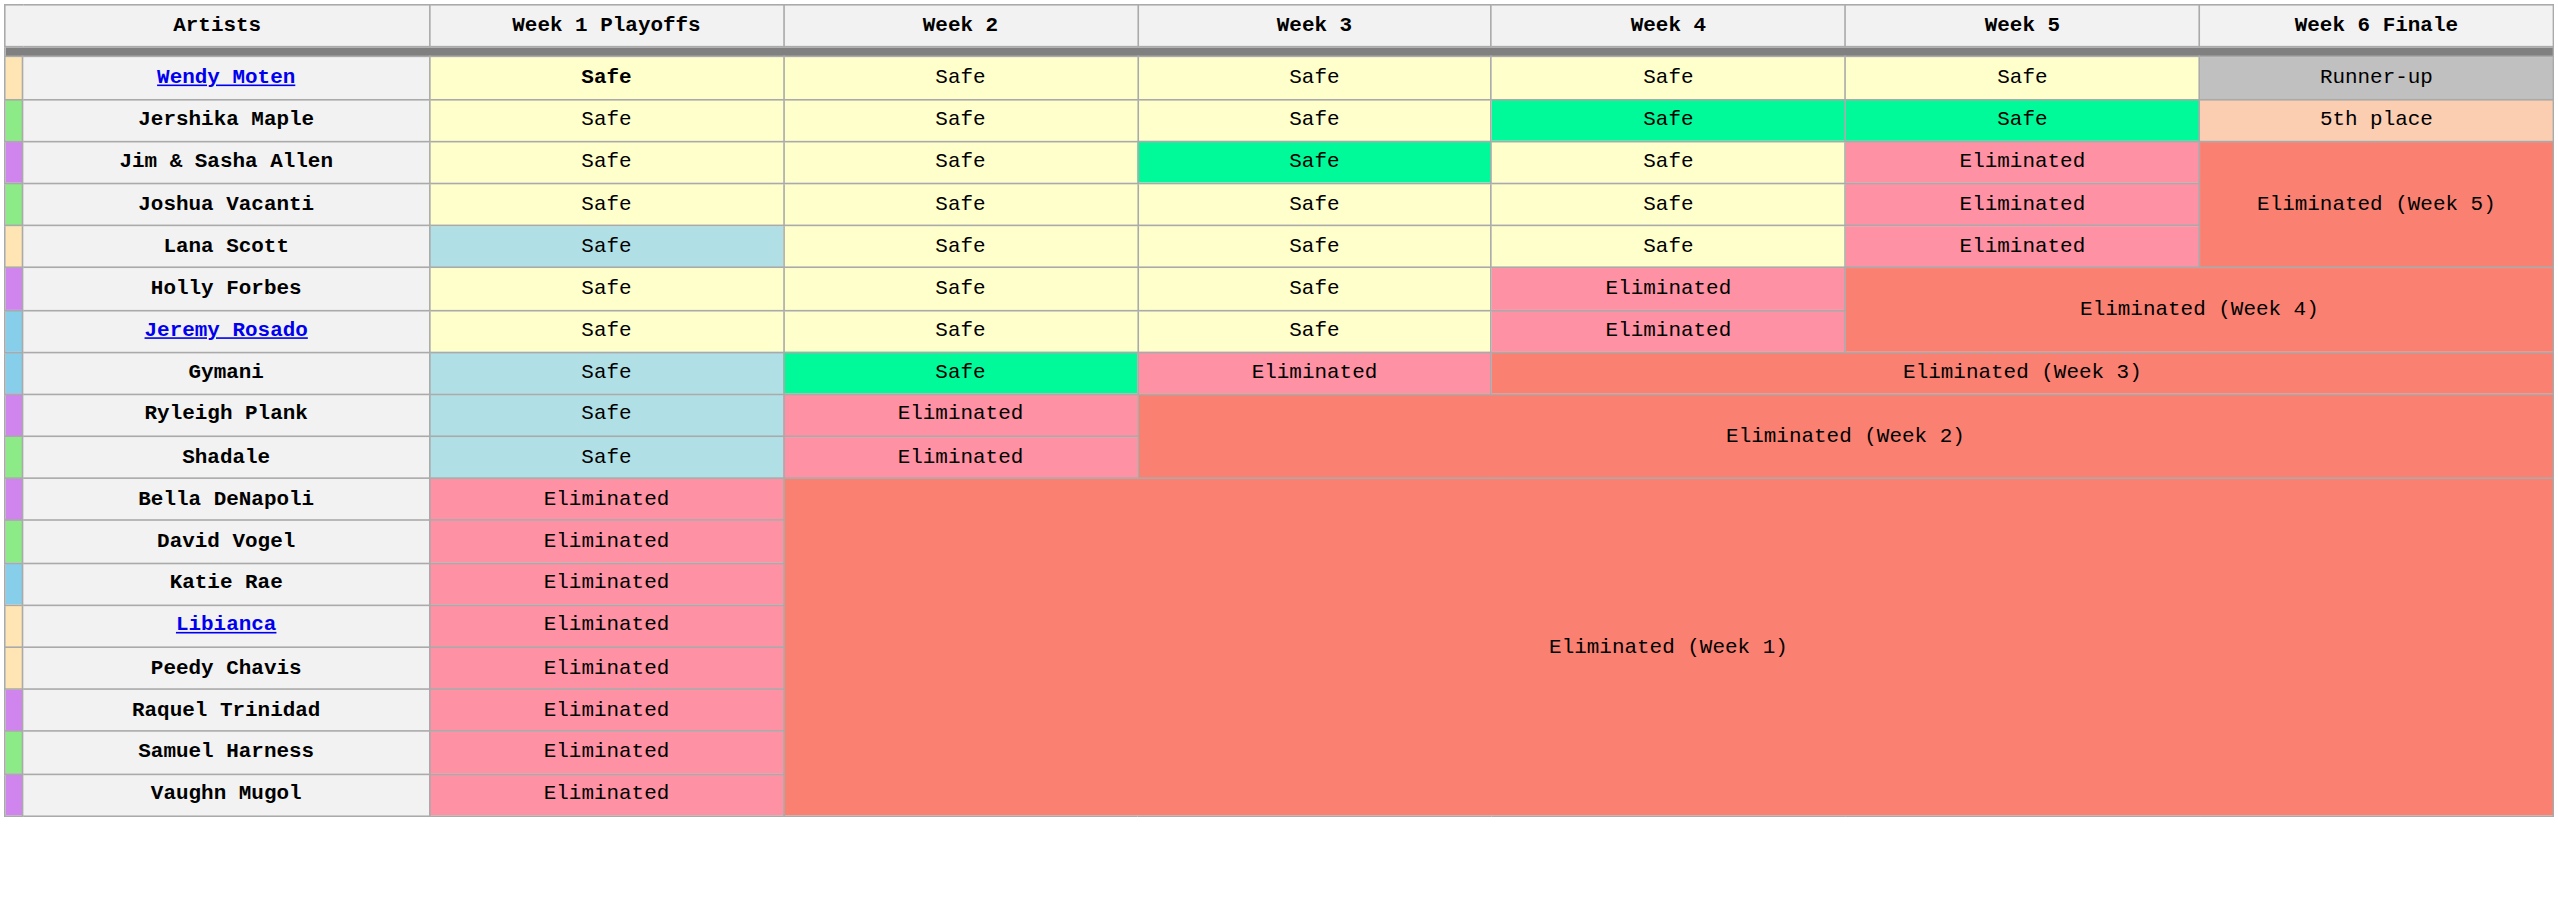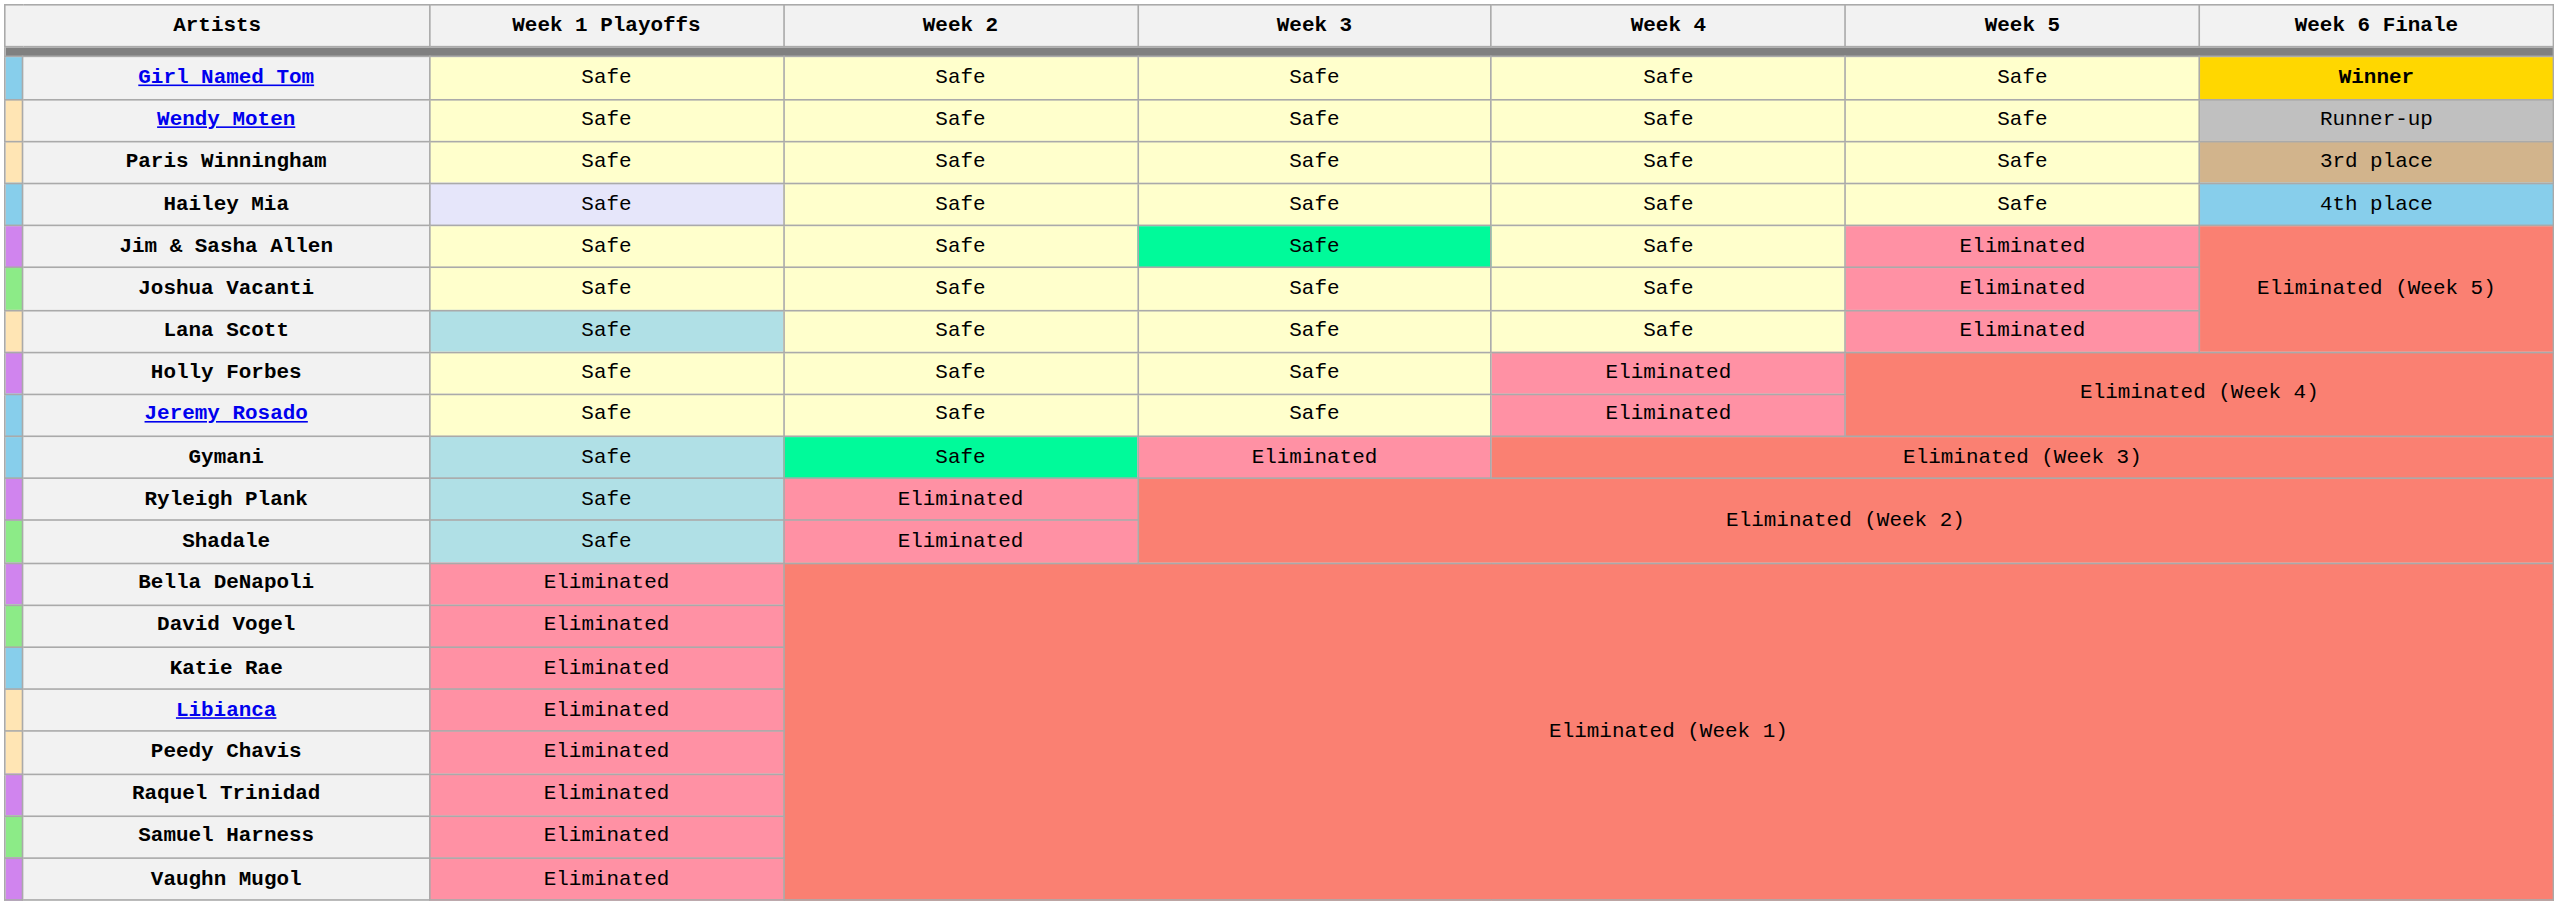+ row: (226, 77)
(606, 77) bold -> (606, 119) normal
+ row: (226, 162)
+ row: (226, 204)
- row: (226, 119)
